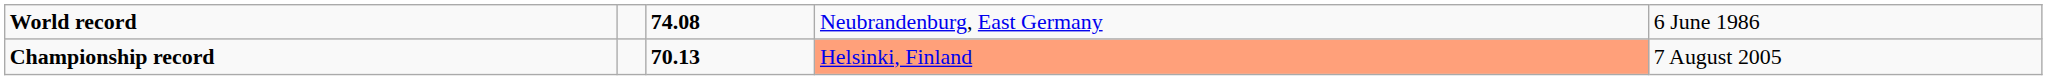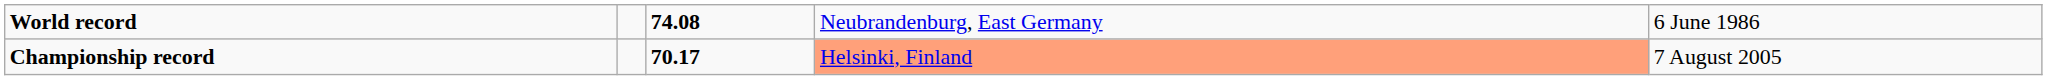(675, 56) 70.13 -> (675, 56) 70.17
